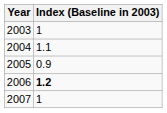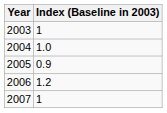(44, 47) 1.1 -> (44, 47) 1.0
(44, 82) bold -> (44, 82) normal
